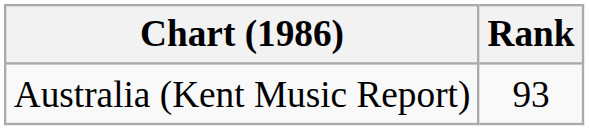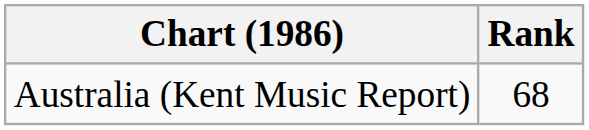(531, 93) 93 -> (531, 93) 68
